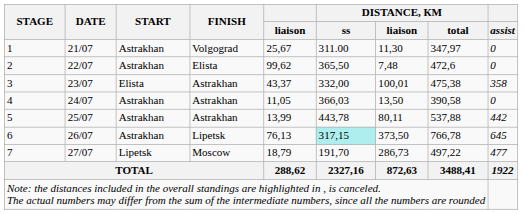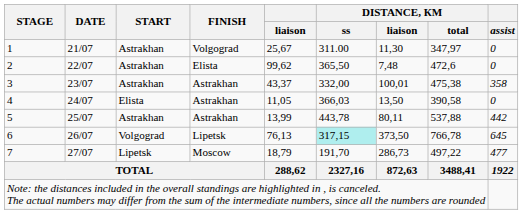(131, 83) Elista -> (141, 83) Astrakhan
(141, 100) Astrakhan -> (131, 100) Elista
(141, 135) Astrakhan -> (141, 135) Volgograd
